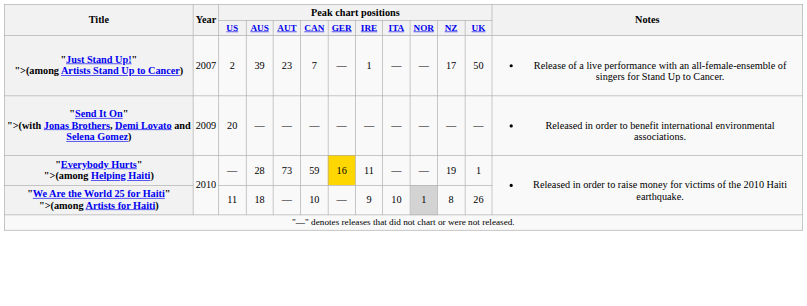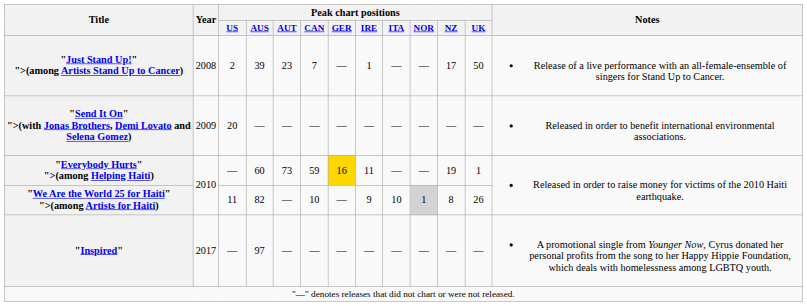(206, 65) 2007 -> (206, 65) 2008
(260, 170) 28 -> (260, 170) 60
(260, 200) 18 -> (260, 200) 82
+ row: (99, 250)
